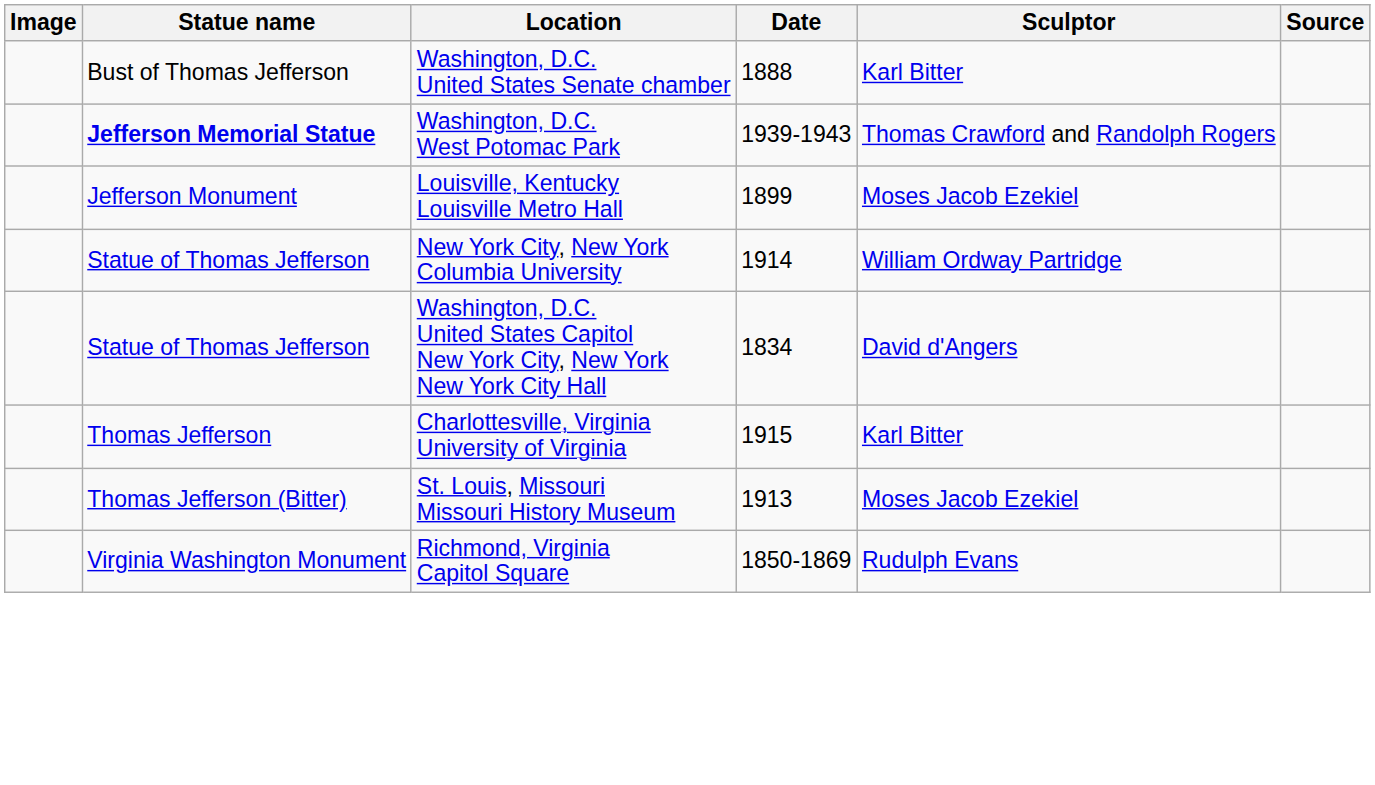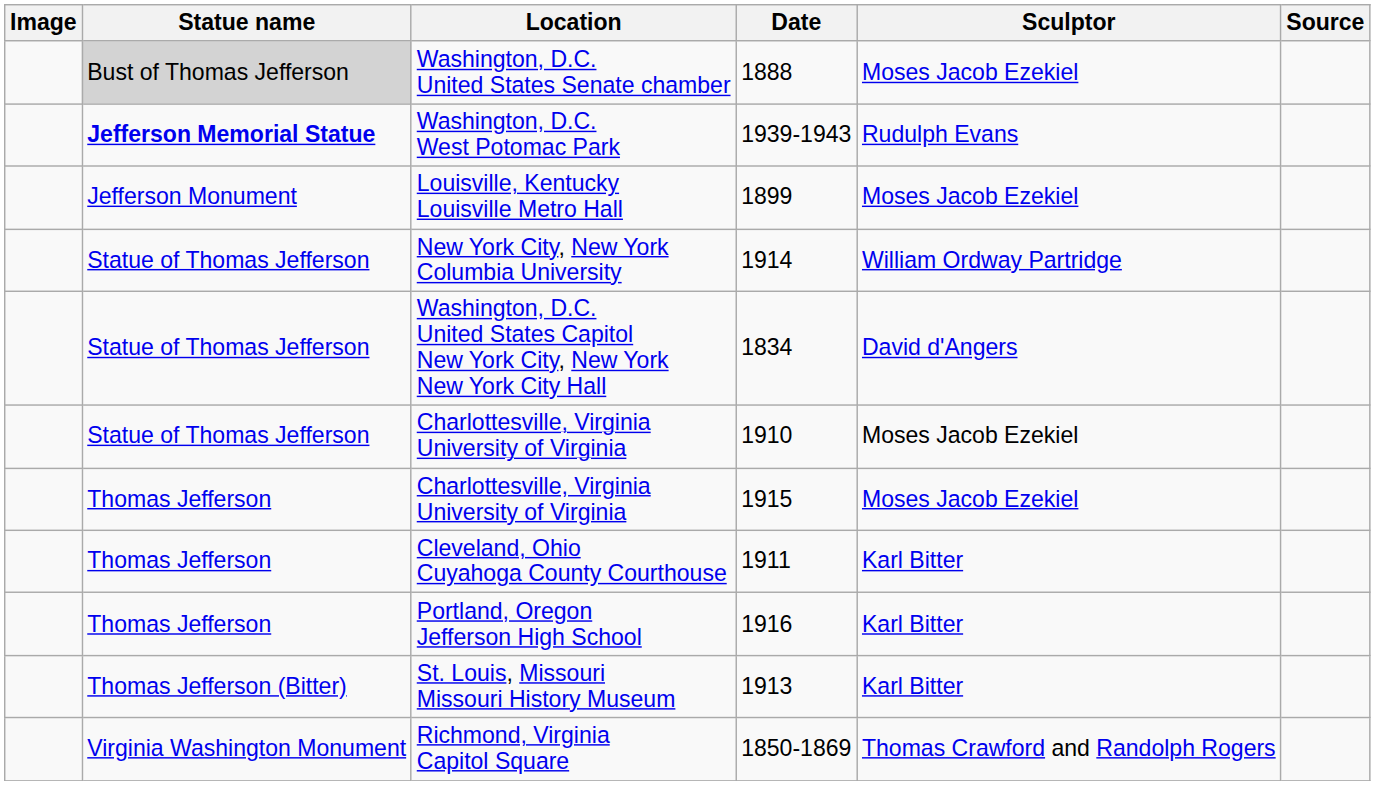(218, 72) no background -> (218, 72) lightgrey background
(913, 72) Karl Bitter -> (970, 72) Moses Jacob Ezekiel
(1069, 134) Thomas Crawford and Randolph Rogers -> (940, 134) Rudulph Evans
+ row: (534, 436)
(913, 436) Karl Bitter -> (970, 498) Moses Jacob Ezekiel
+ row: (572, 561)
+ row: (529, 623)
(970, 498) Moses Jacob Ezekiel -> (913, 686) Karl Bitter
(940, 561) Rudulph Evans -> (1069, 748) Thomas Crawford and Randolph Rogers
